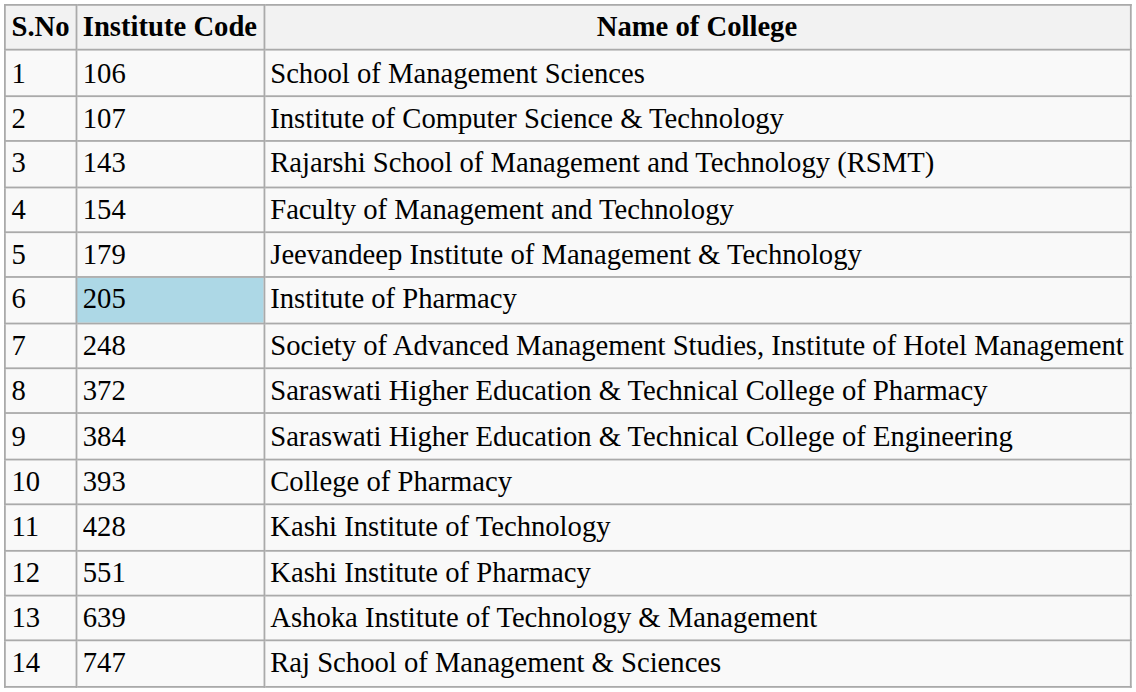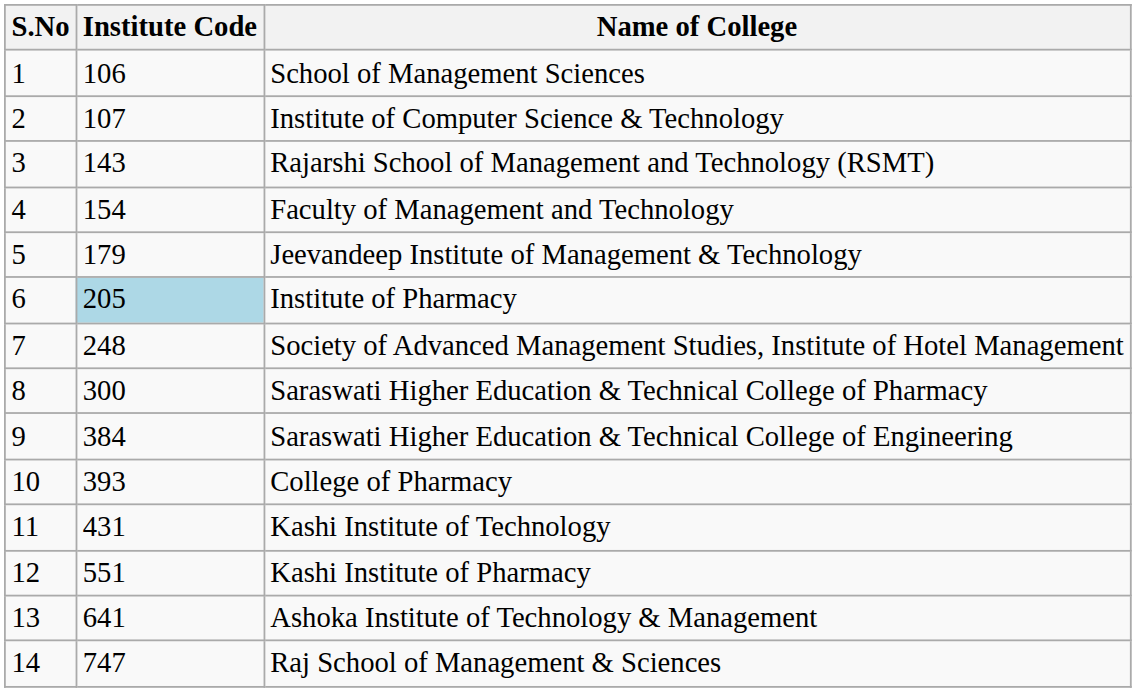(104, 390) 372 -> (104, 390) 300
(104, 526) 428 -> (104, 526) 431
(104, 617) 639 -> (104, 617) 641
